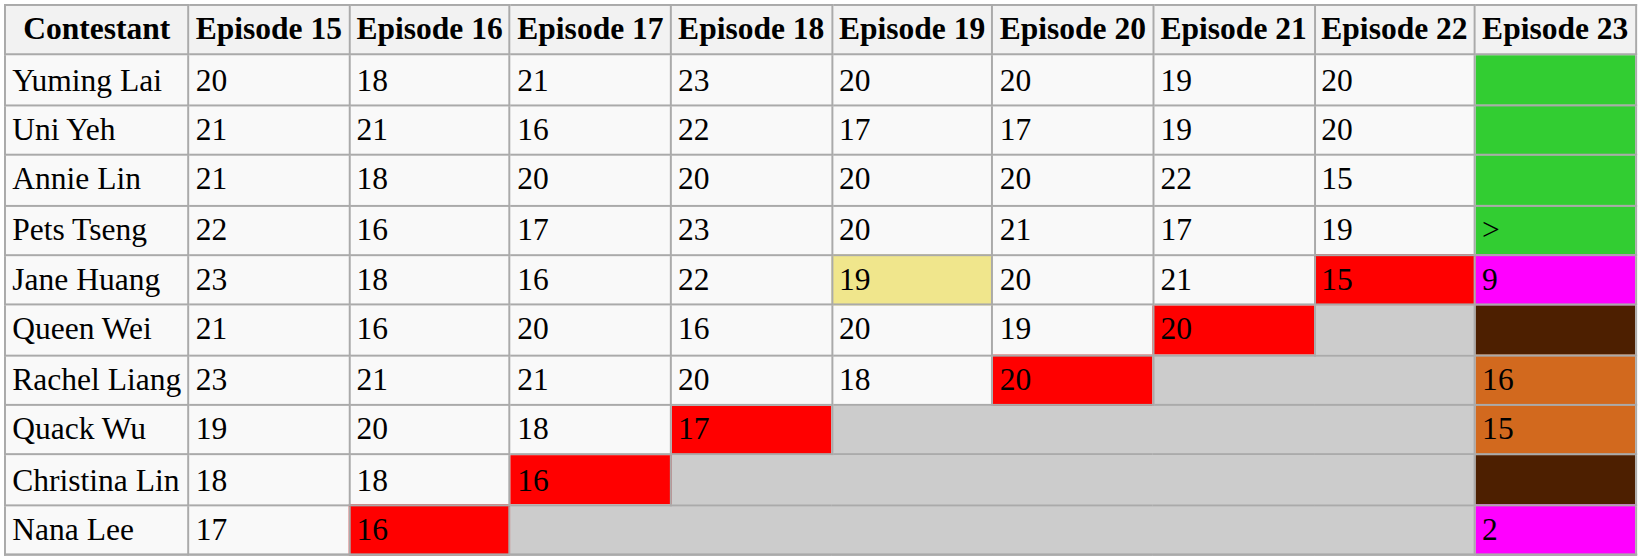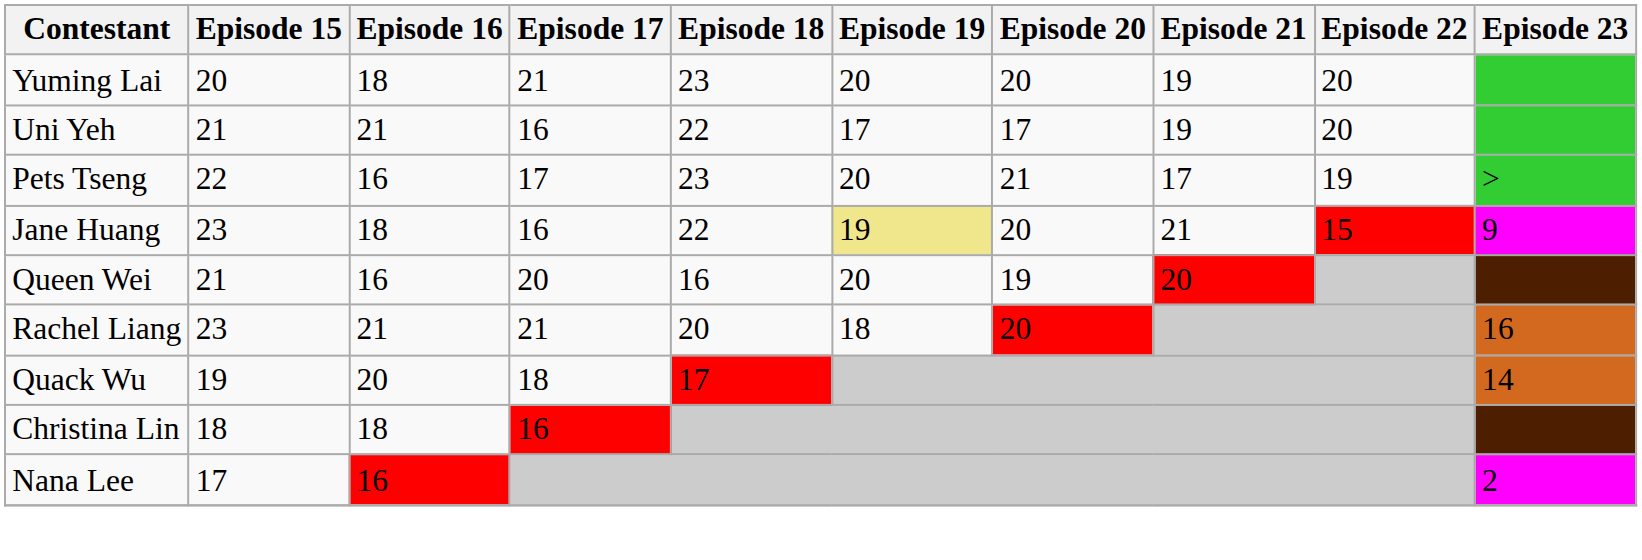- row: (77, 179)
(1498, 429) 15 -> (1498, 379) 14
